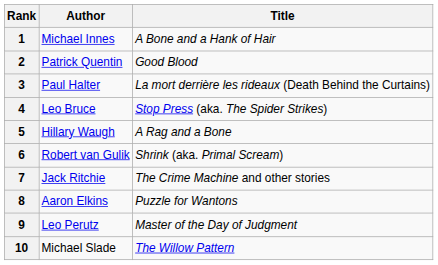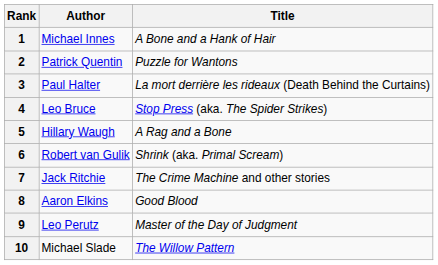(166, 62) Good Blood -> (186, 62) Puzzle for Wantons
(186, 201) Puzzle for Wantons -> (166, 201) Good Blood
